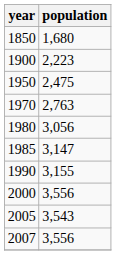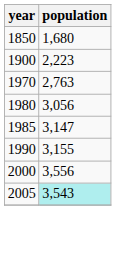- row: (22, 82)
(58, 216) no background -> (58, 194) paleturquoise background
- row: (22, 238)
